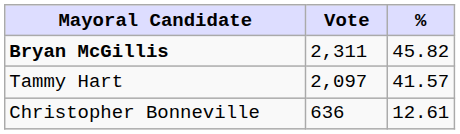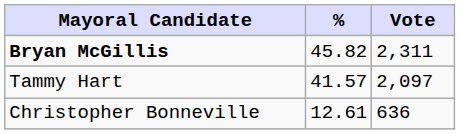columns swapped: (347, 20) <-> (421, 20)
